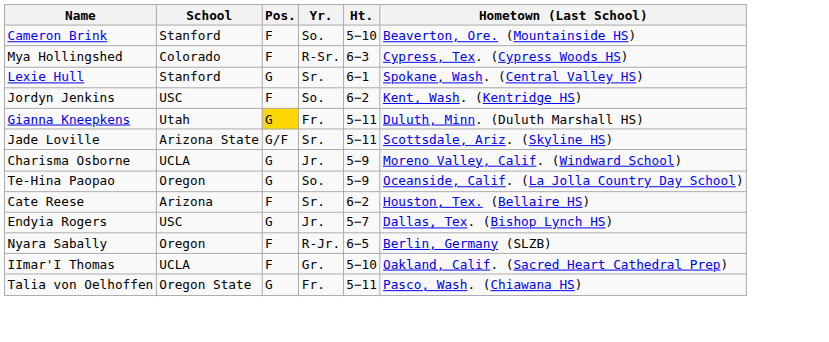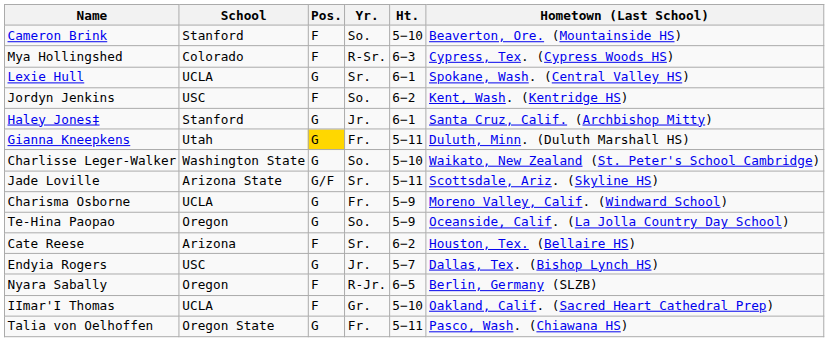(190, 77) Stanford -> (198, 77) UCLA
+ row: (54, 119)
+ row: (92, 160)
(313, 160) Jr. -> (359, 202) Fr.
